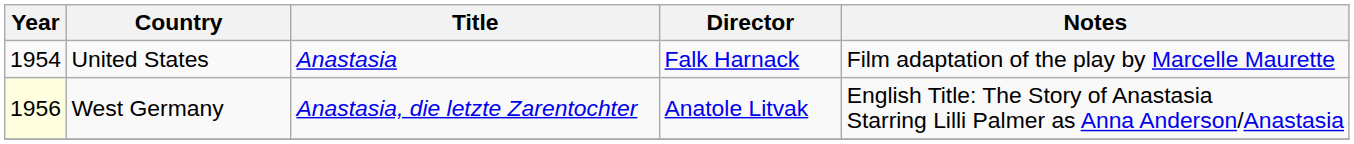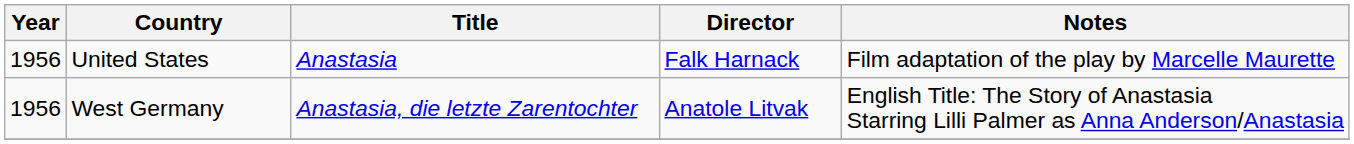(35, 58) 1954 -> (35, 58) 1956
(35, 108) lightyellow background -> (35, 108) no background
